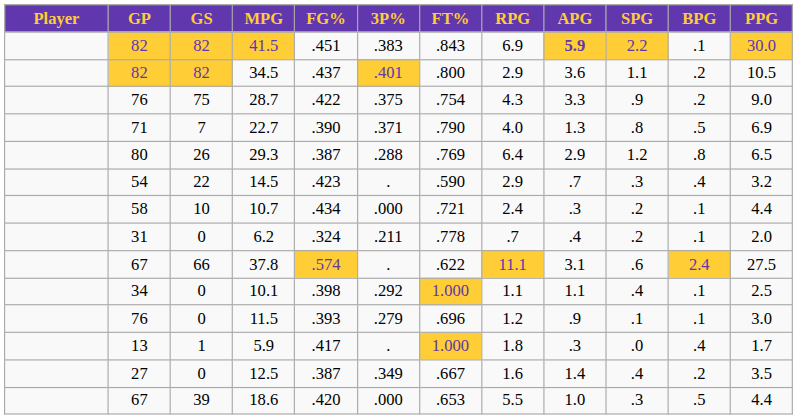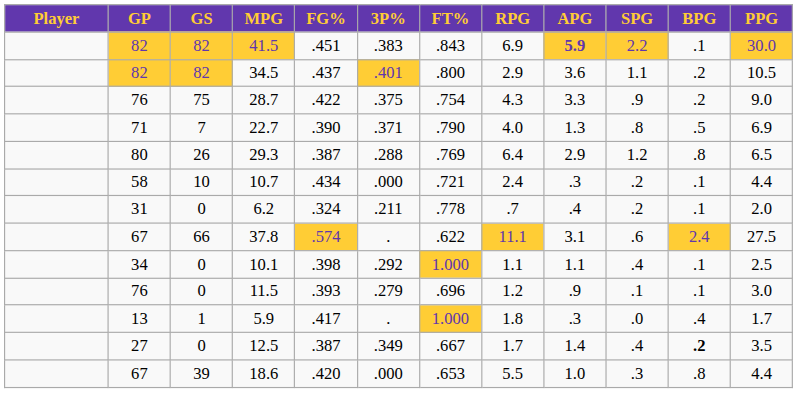- row: (264, 182)
(513, 373) 1.6 -> (513, 346) 1.7
(699, 373) normal -> (699, 346) bold
(699, 400) .5 -> (699, 373) .8
